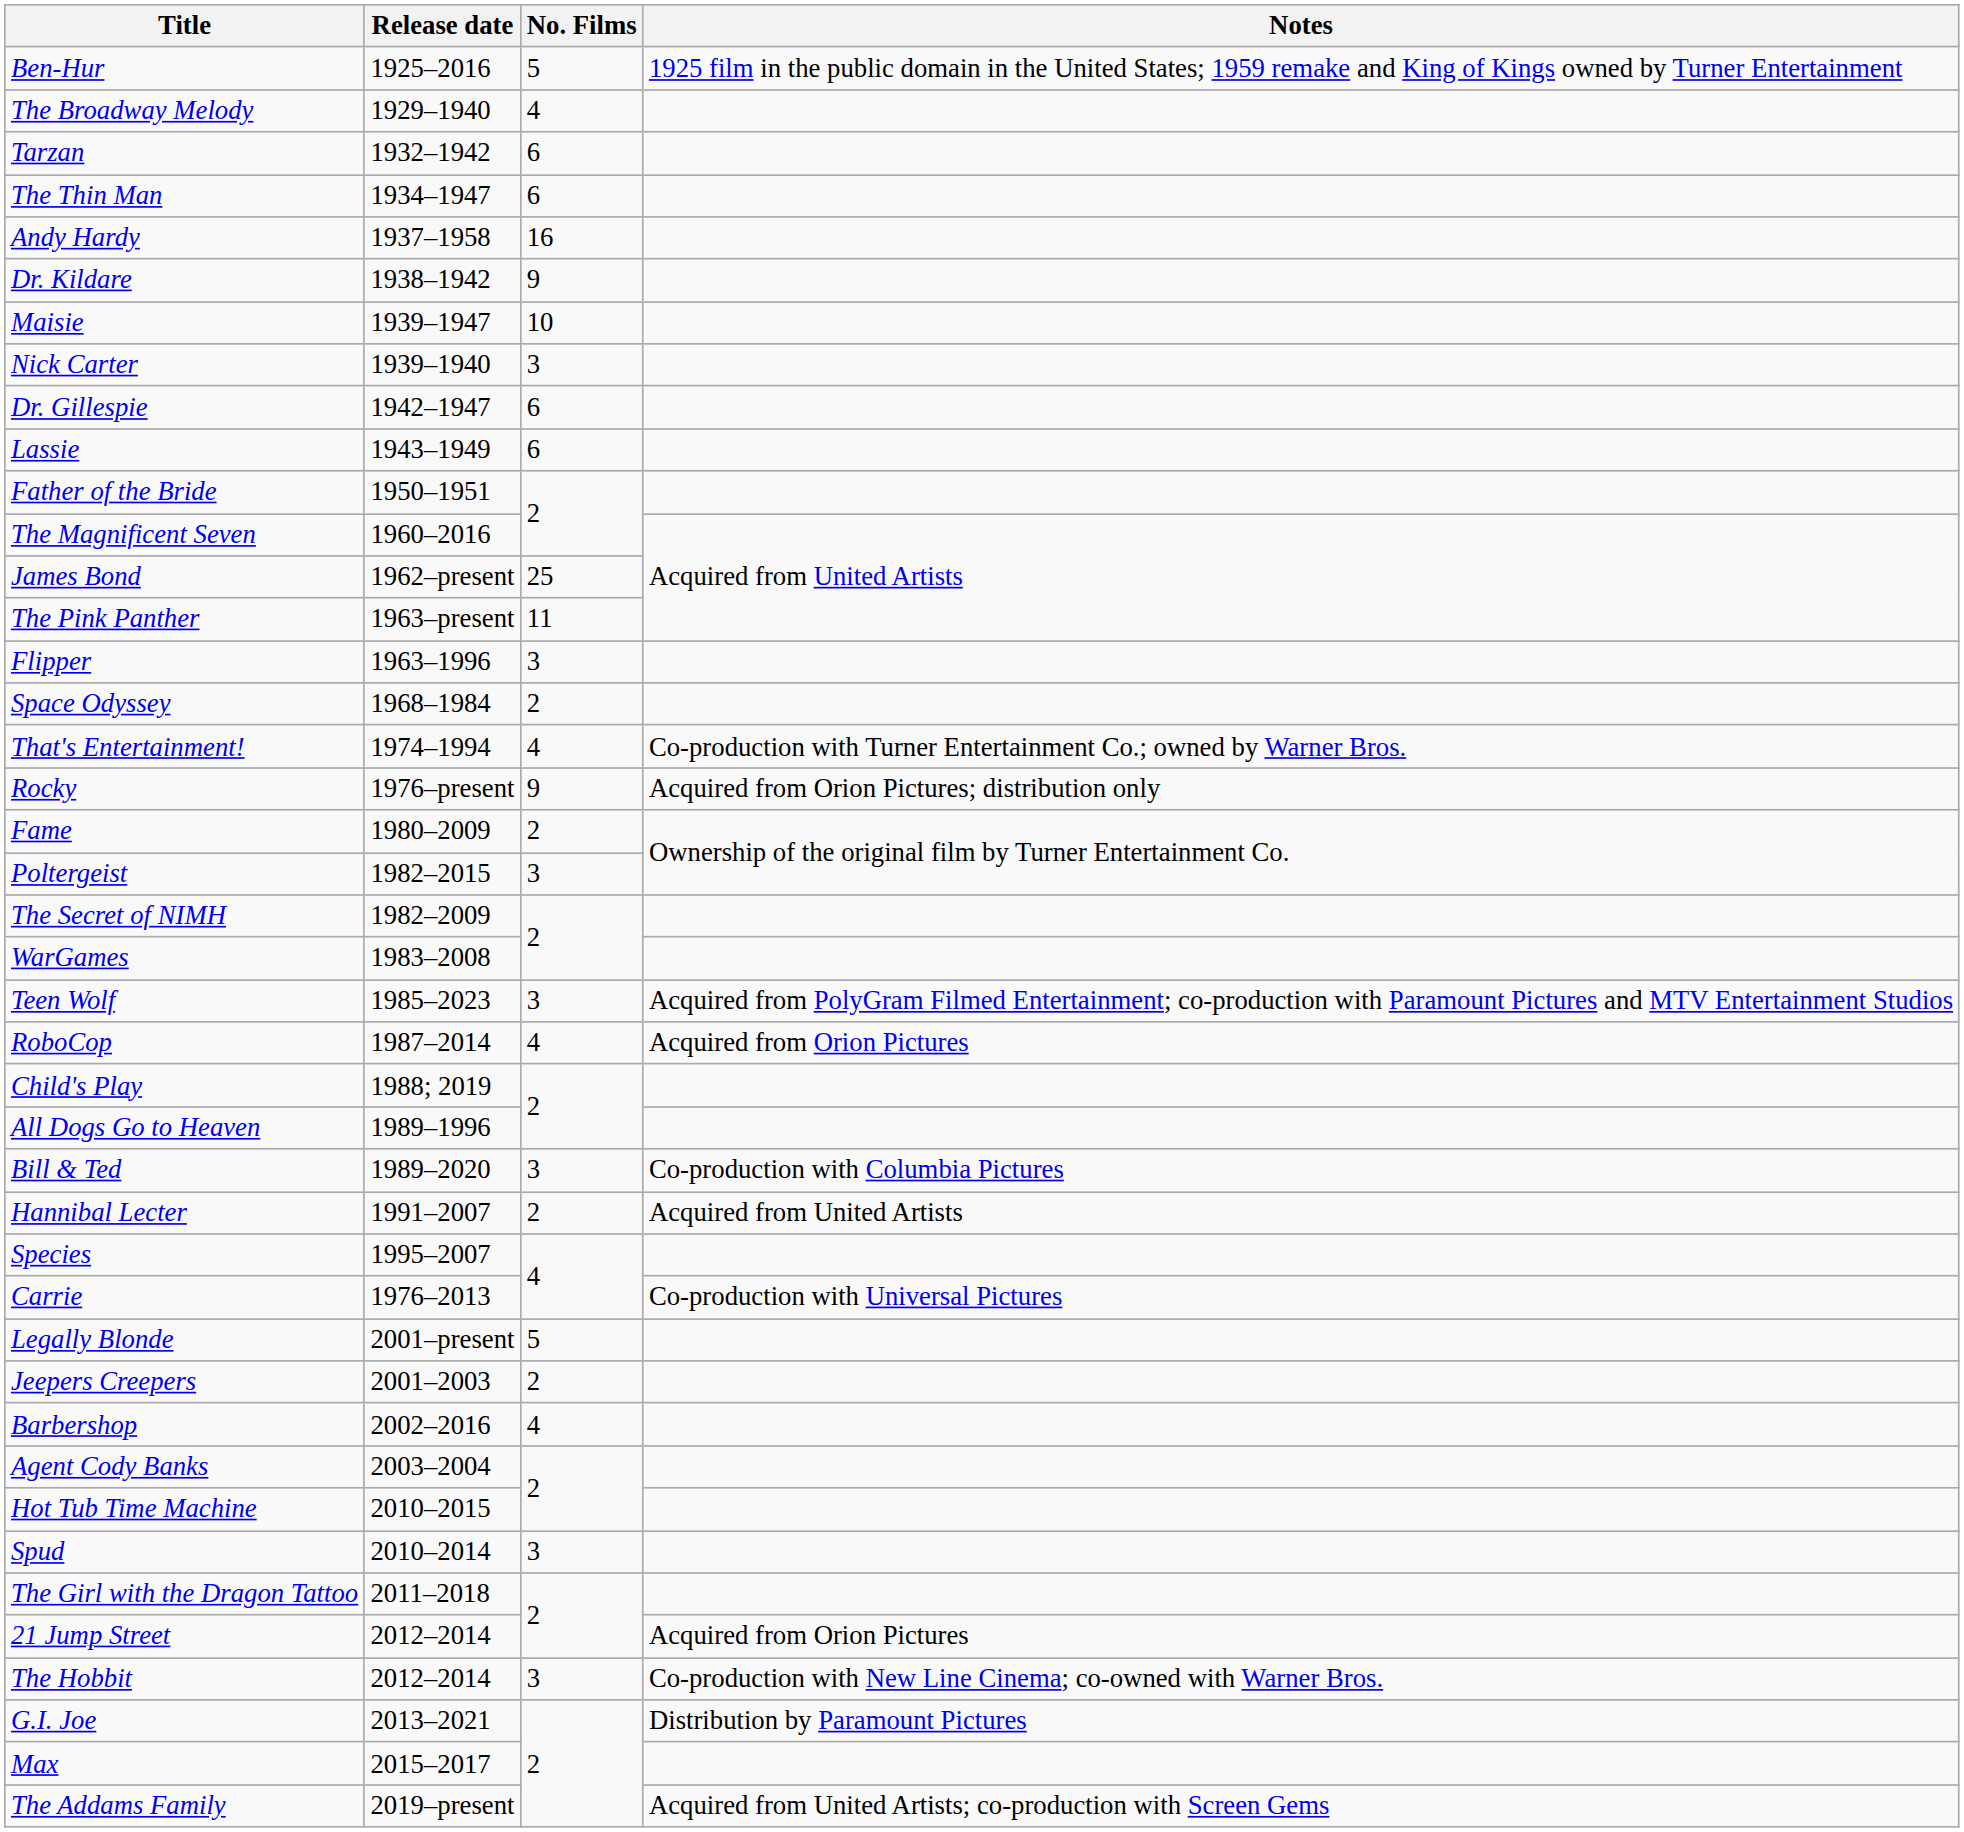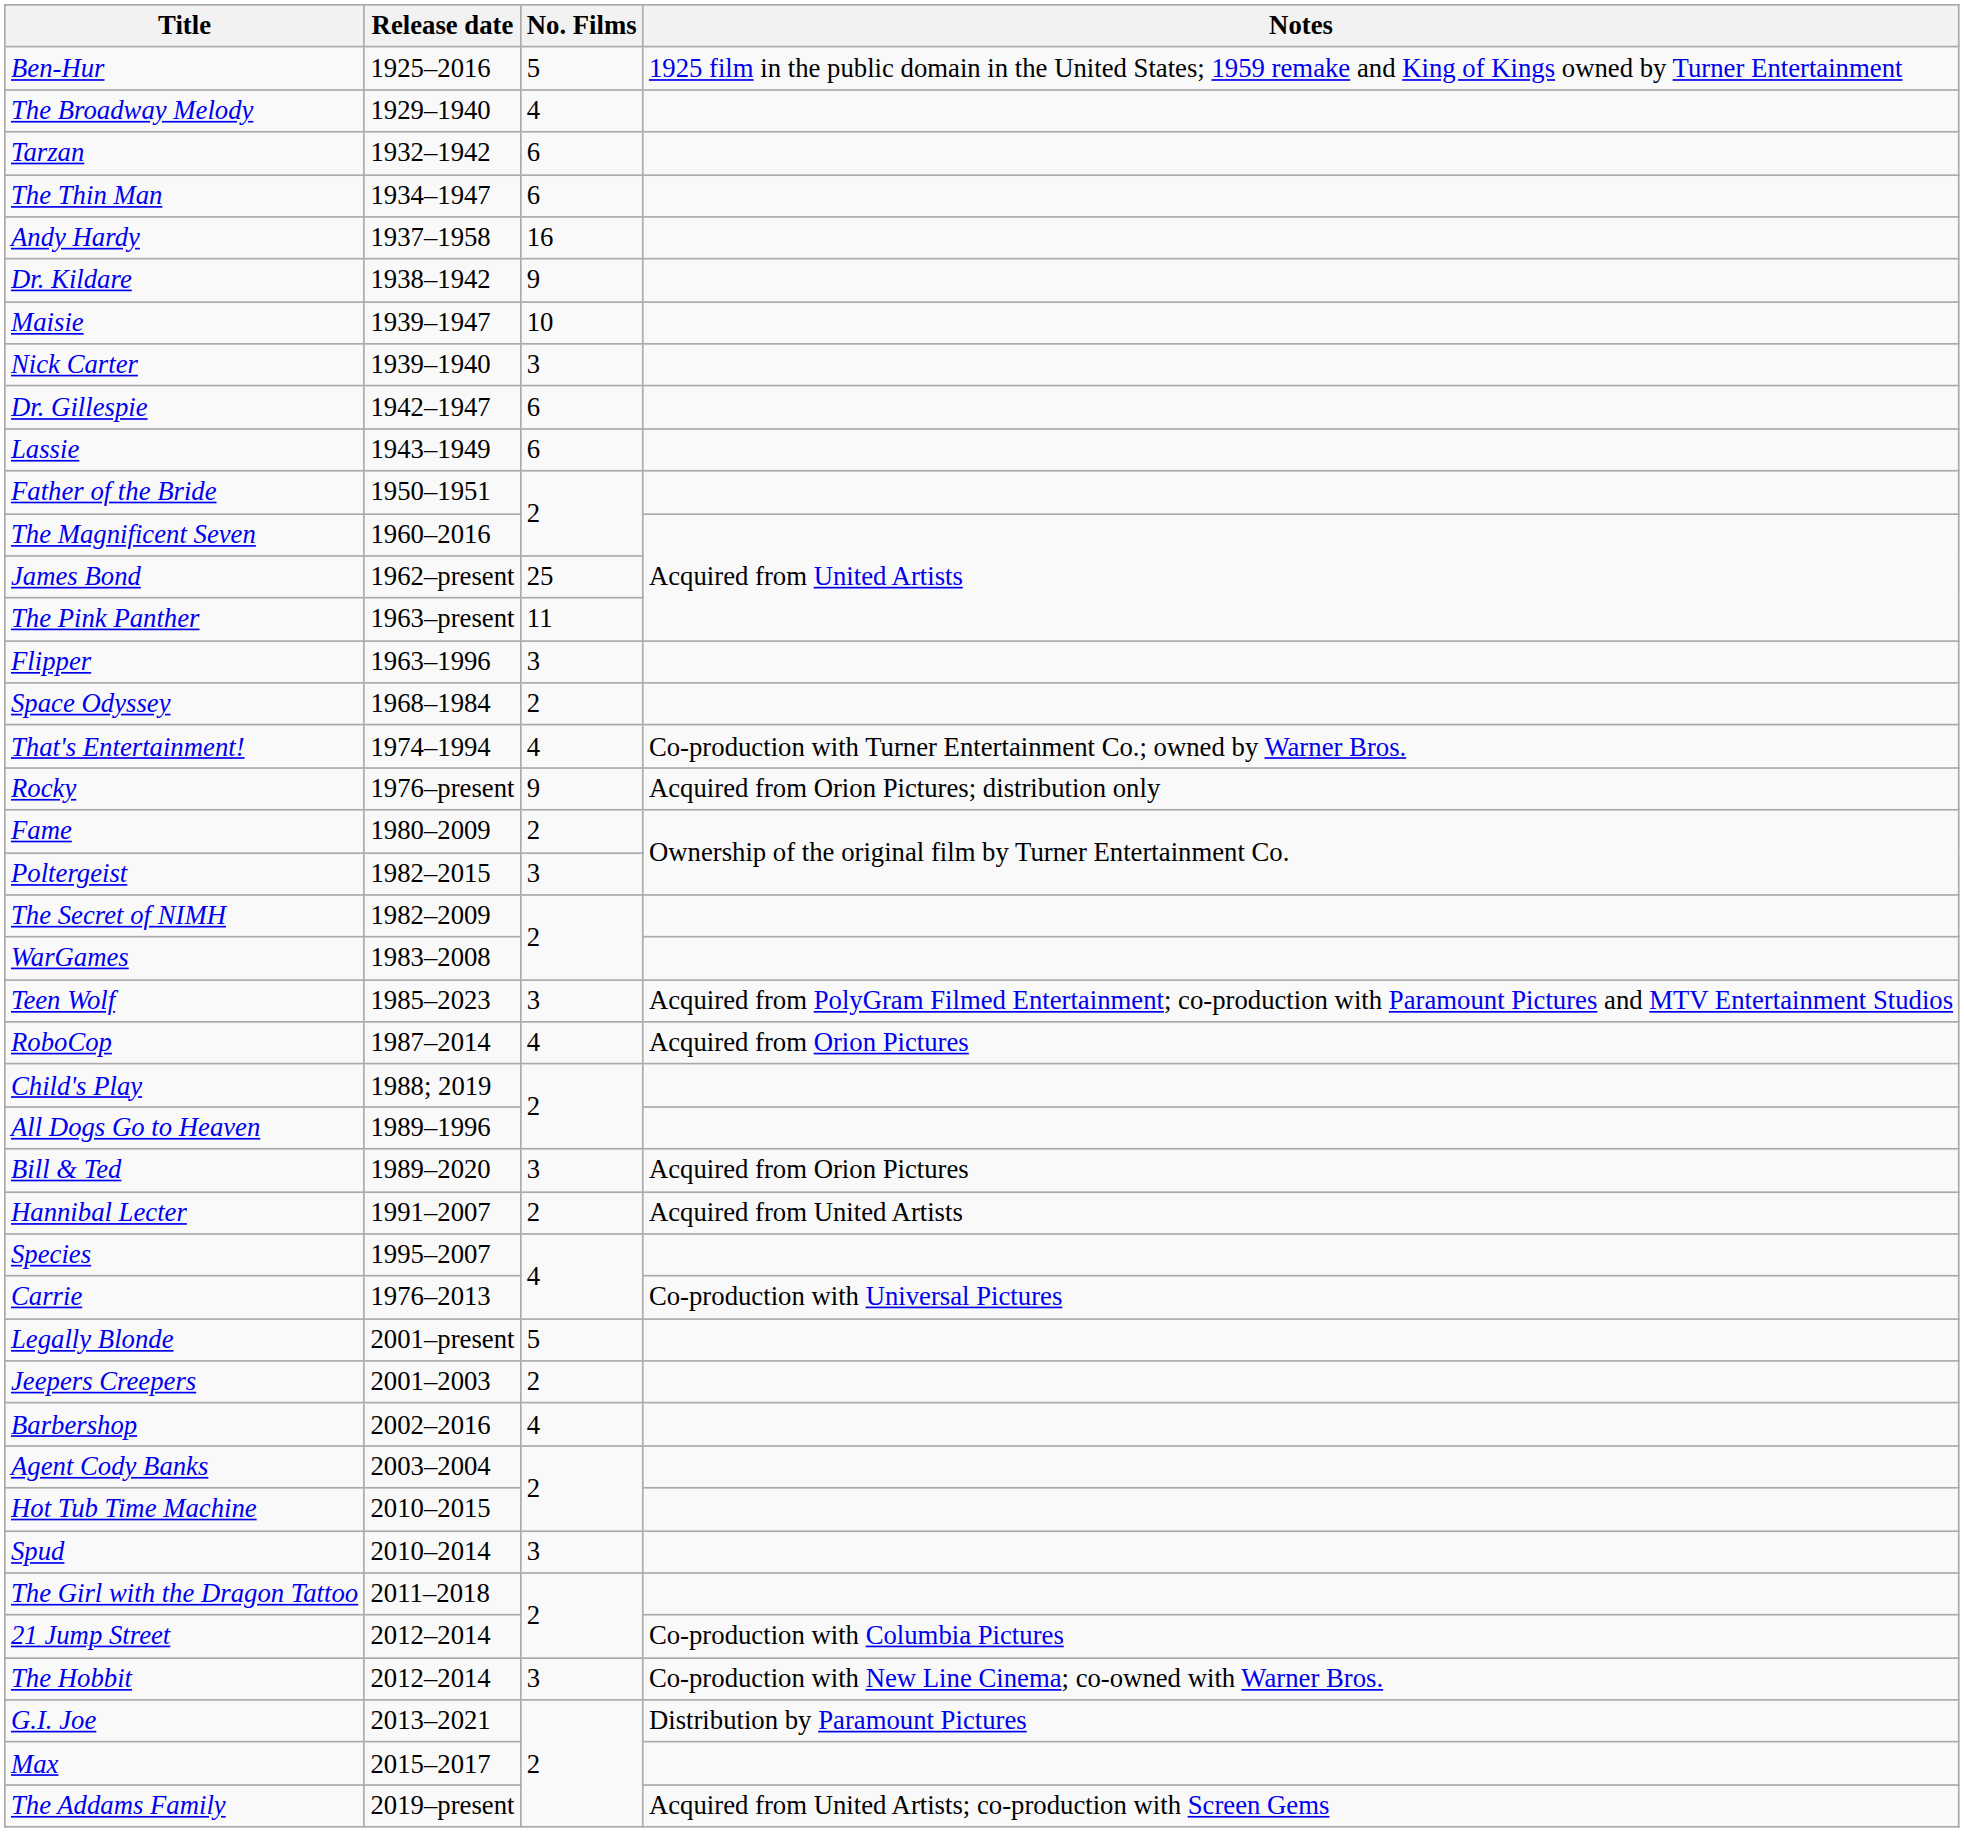(856, 1169) Co-production with Columbia Pictures -> (809, 1169) Acquired from Orion Pictures
(809, 1635) Acquired from Orion Pictures -> (856, 1635) Co-production with Columbia Pictures
